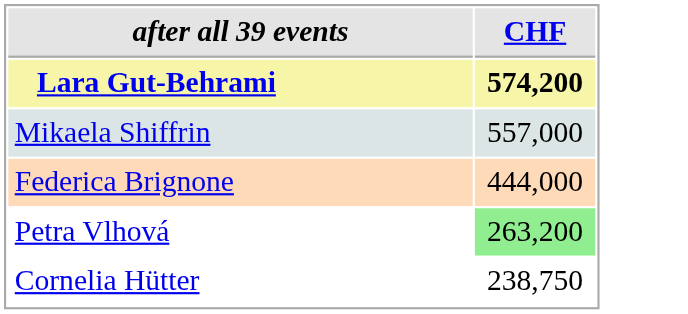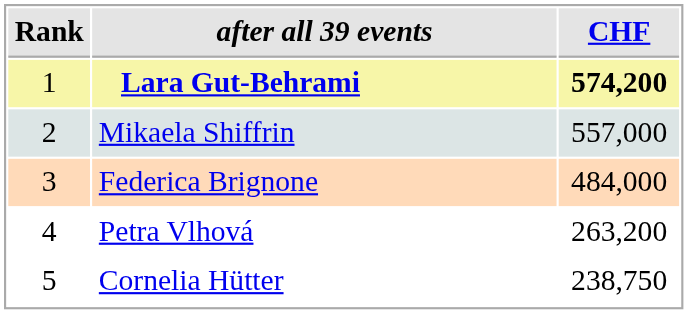+ column: (49, 31)
(535, 181) 444,000 -> (619, 181) 484,000
(535, 231) lightgreen background -> (619, 231) no background
